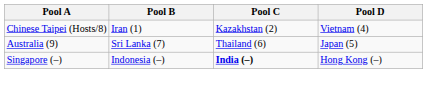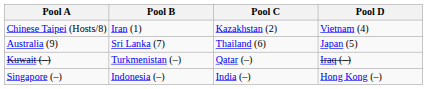+ row: (29, 60)
(234, 60) bold -> (233, 76) normal
